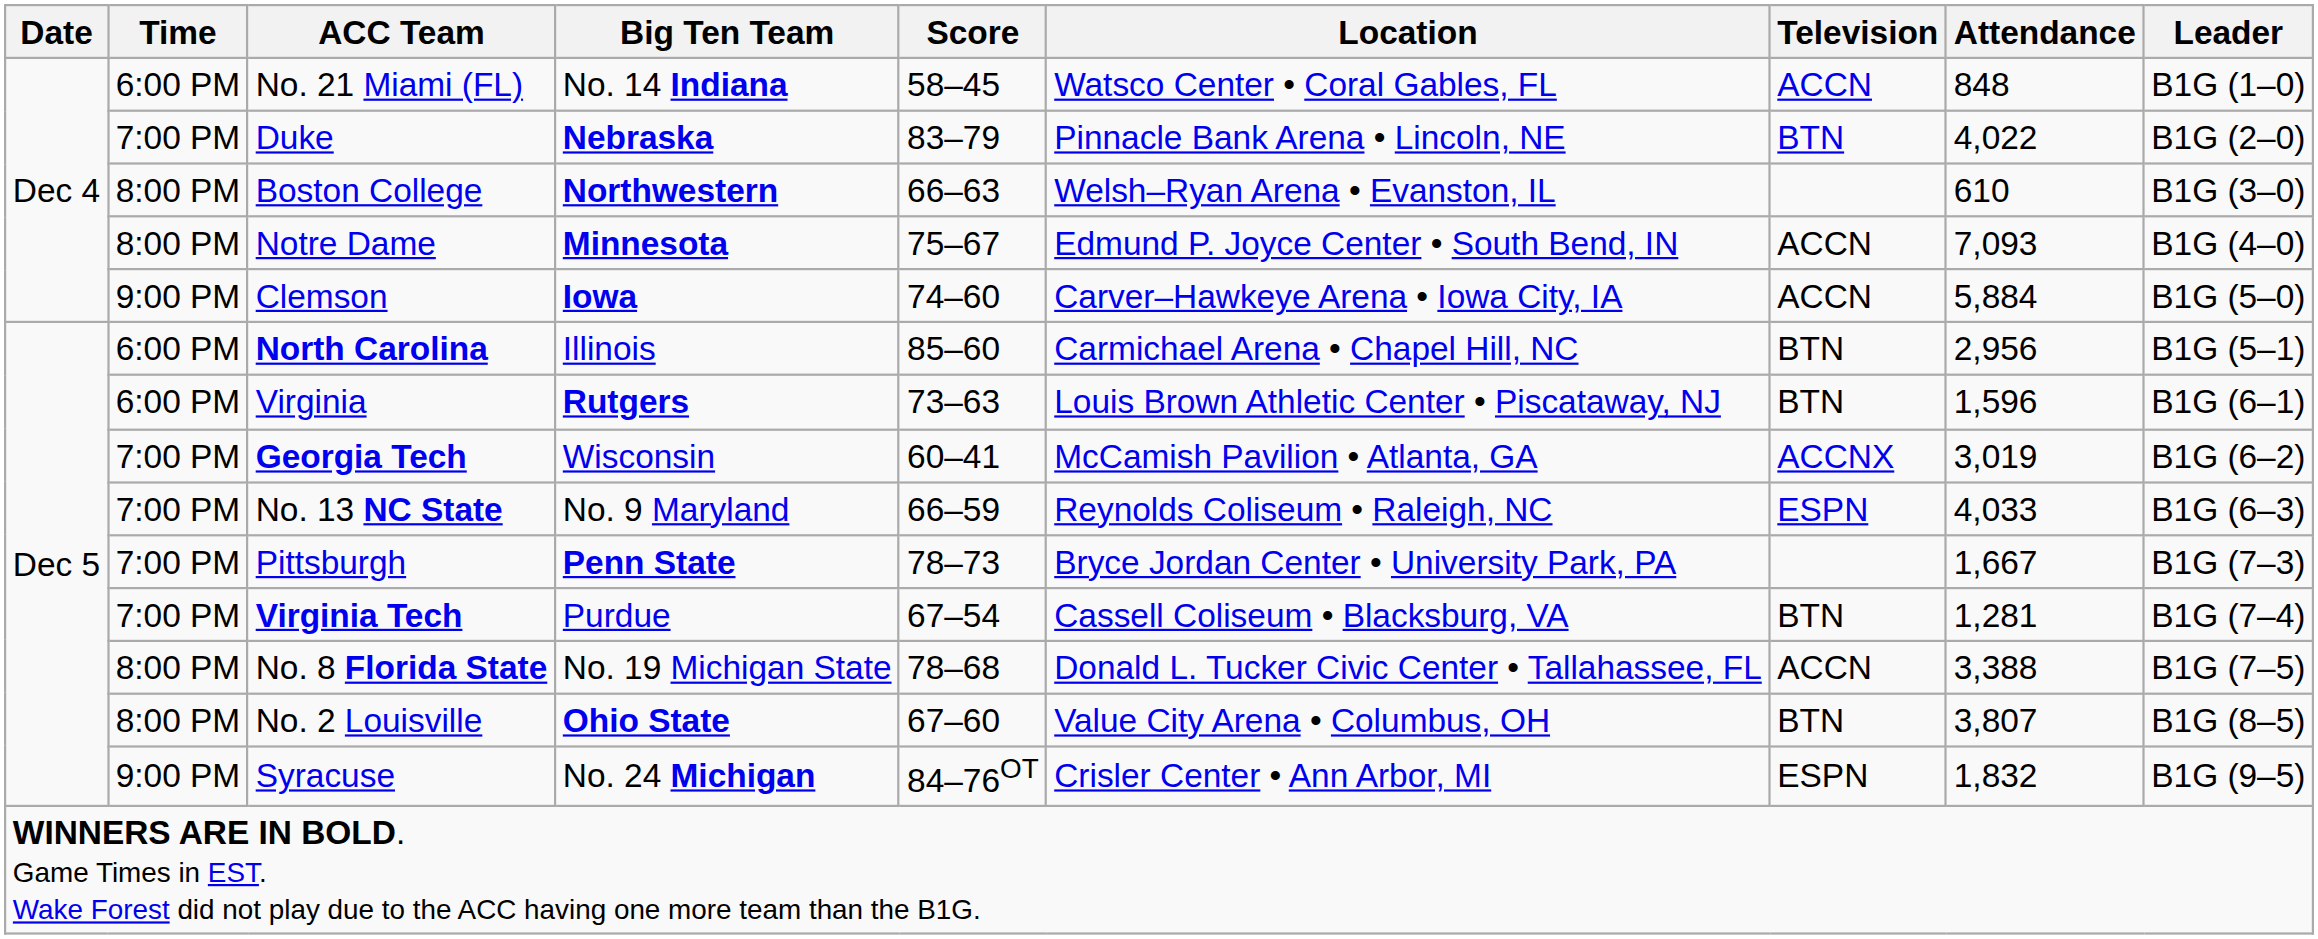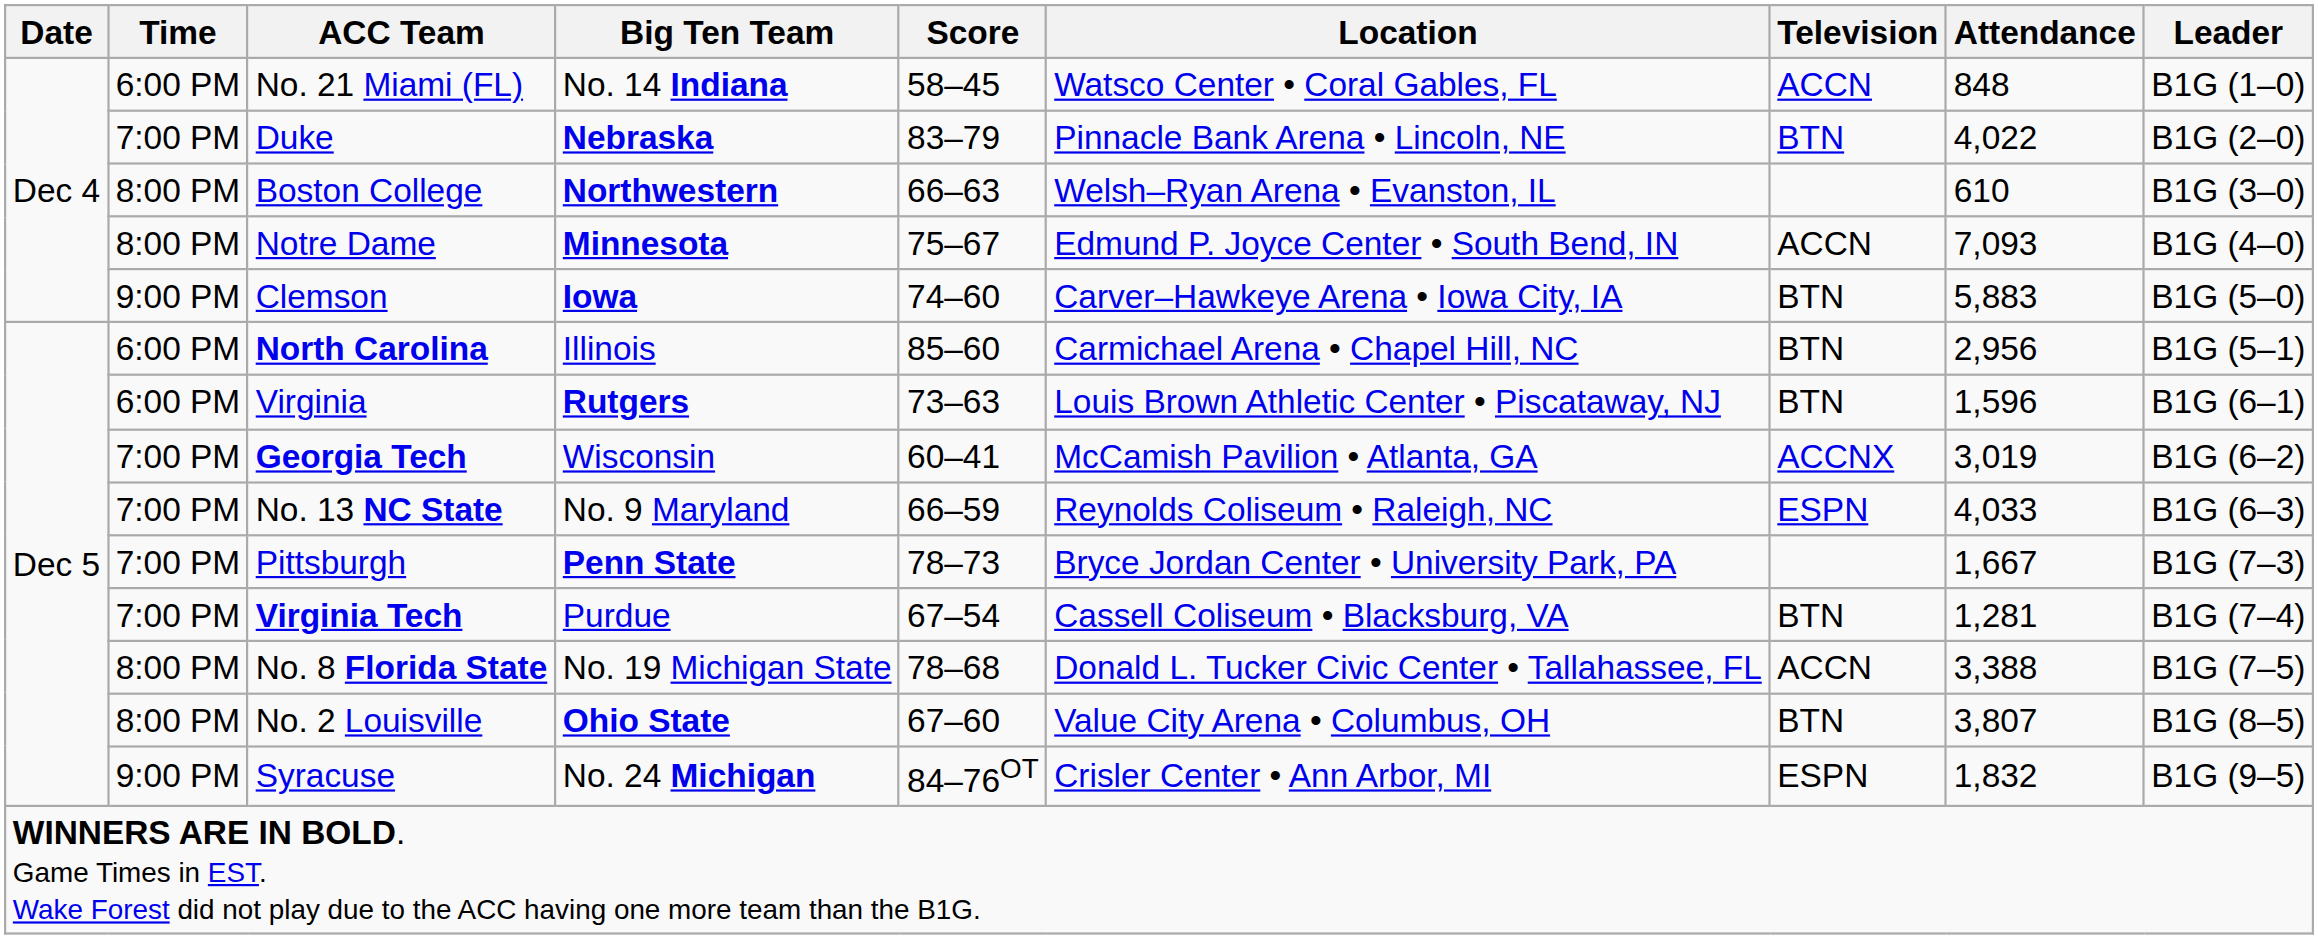(1825, 296) ACCN -> (1811, 296) BTN
(1996, 296) 5,884 -> (1996, 296) 5,883
